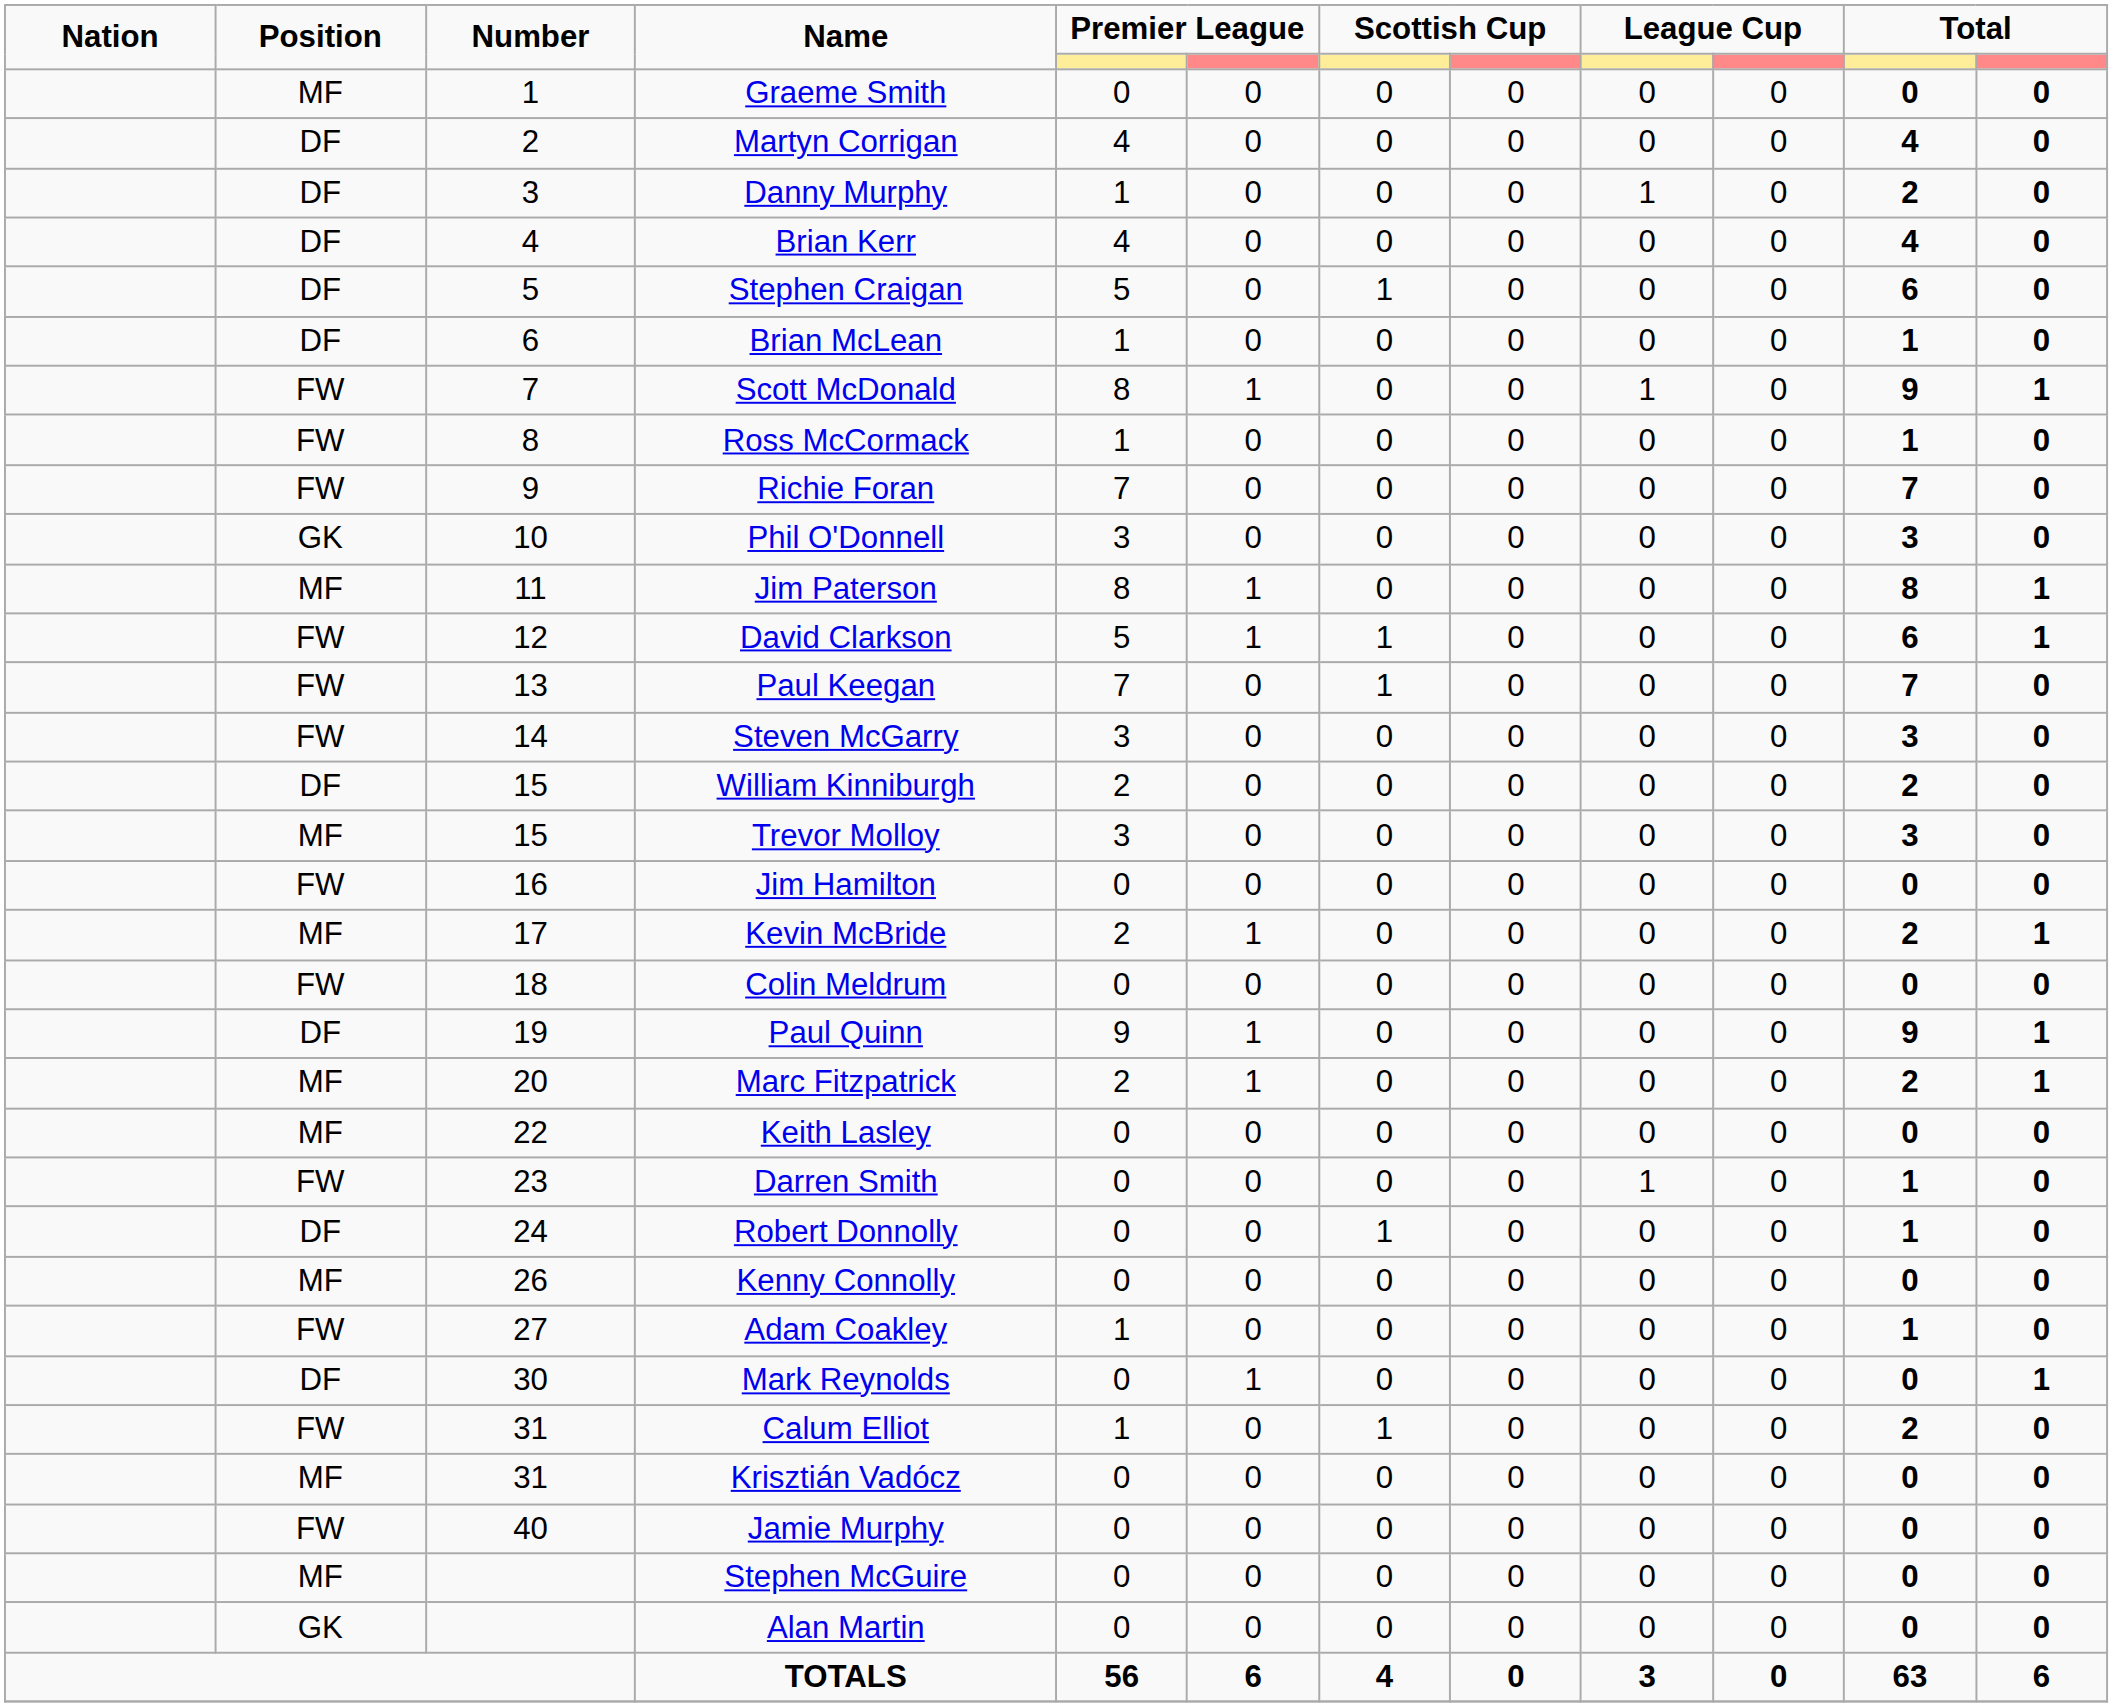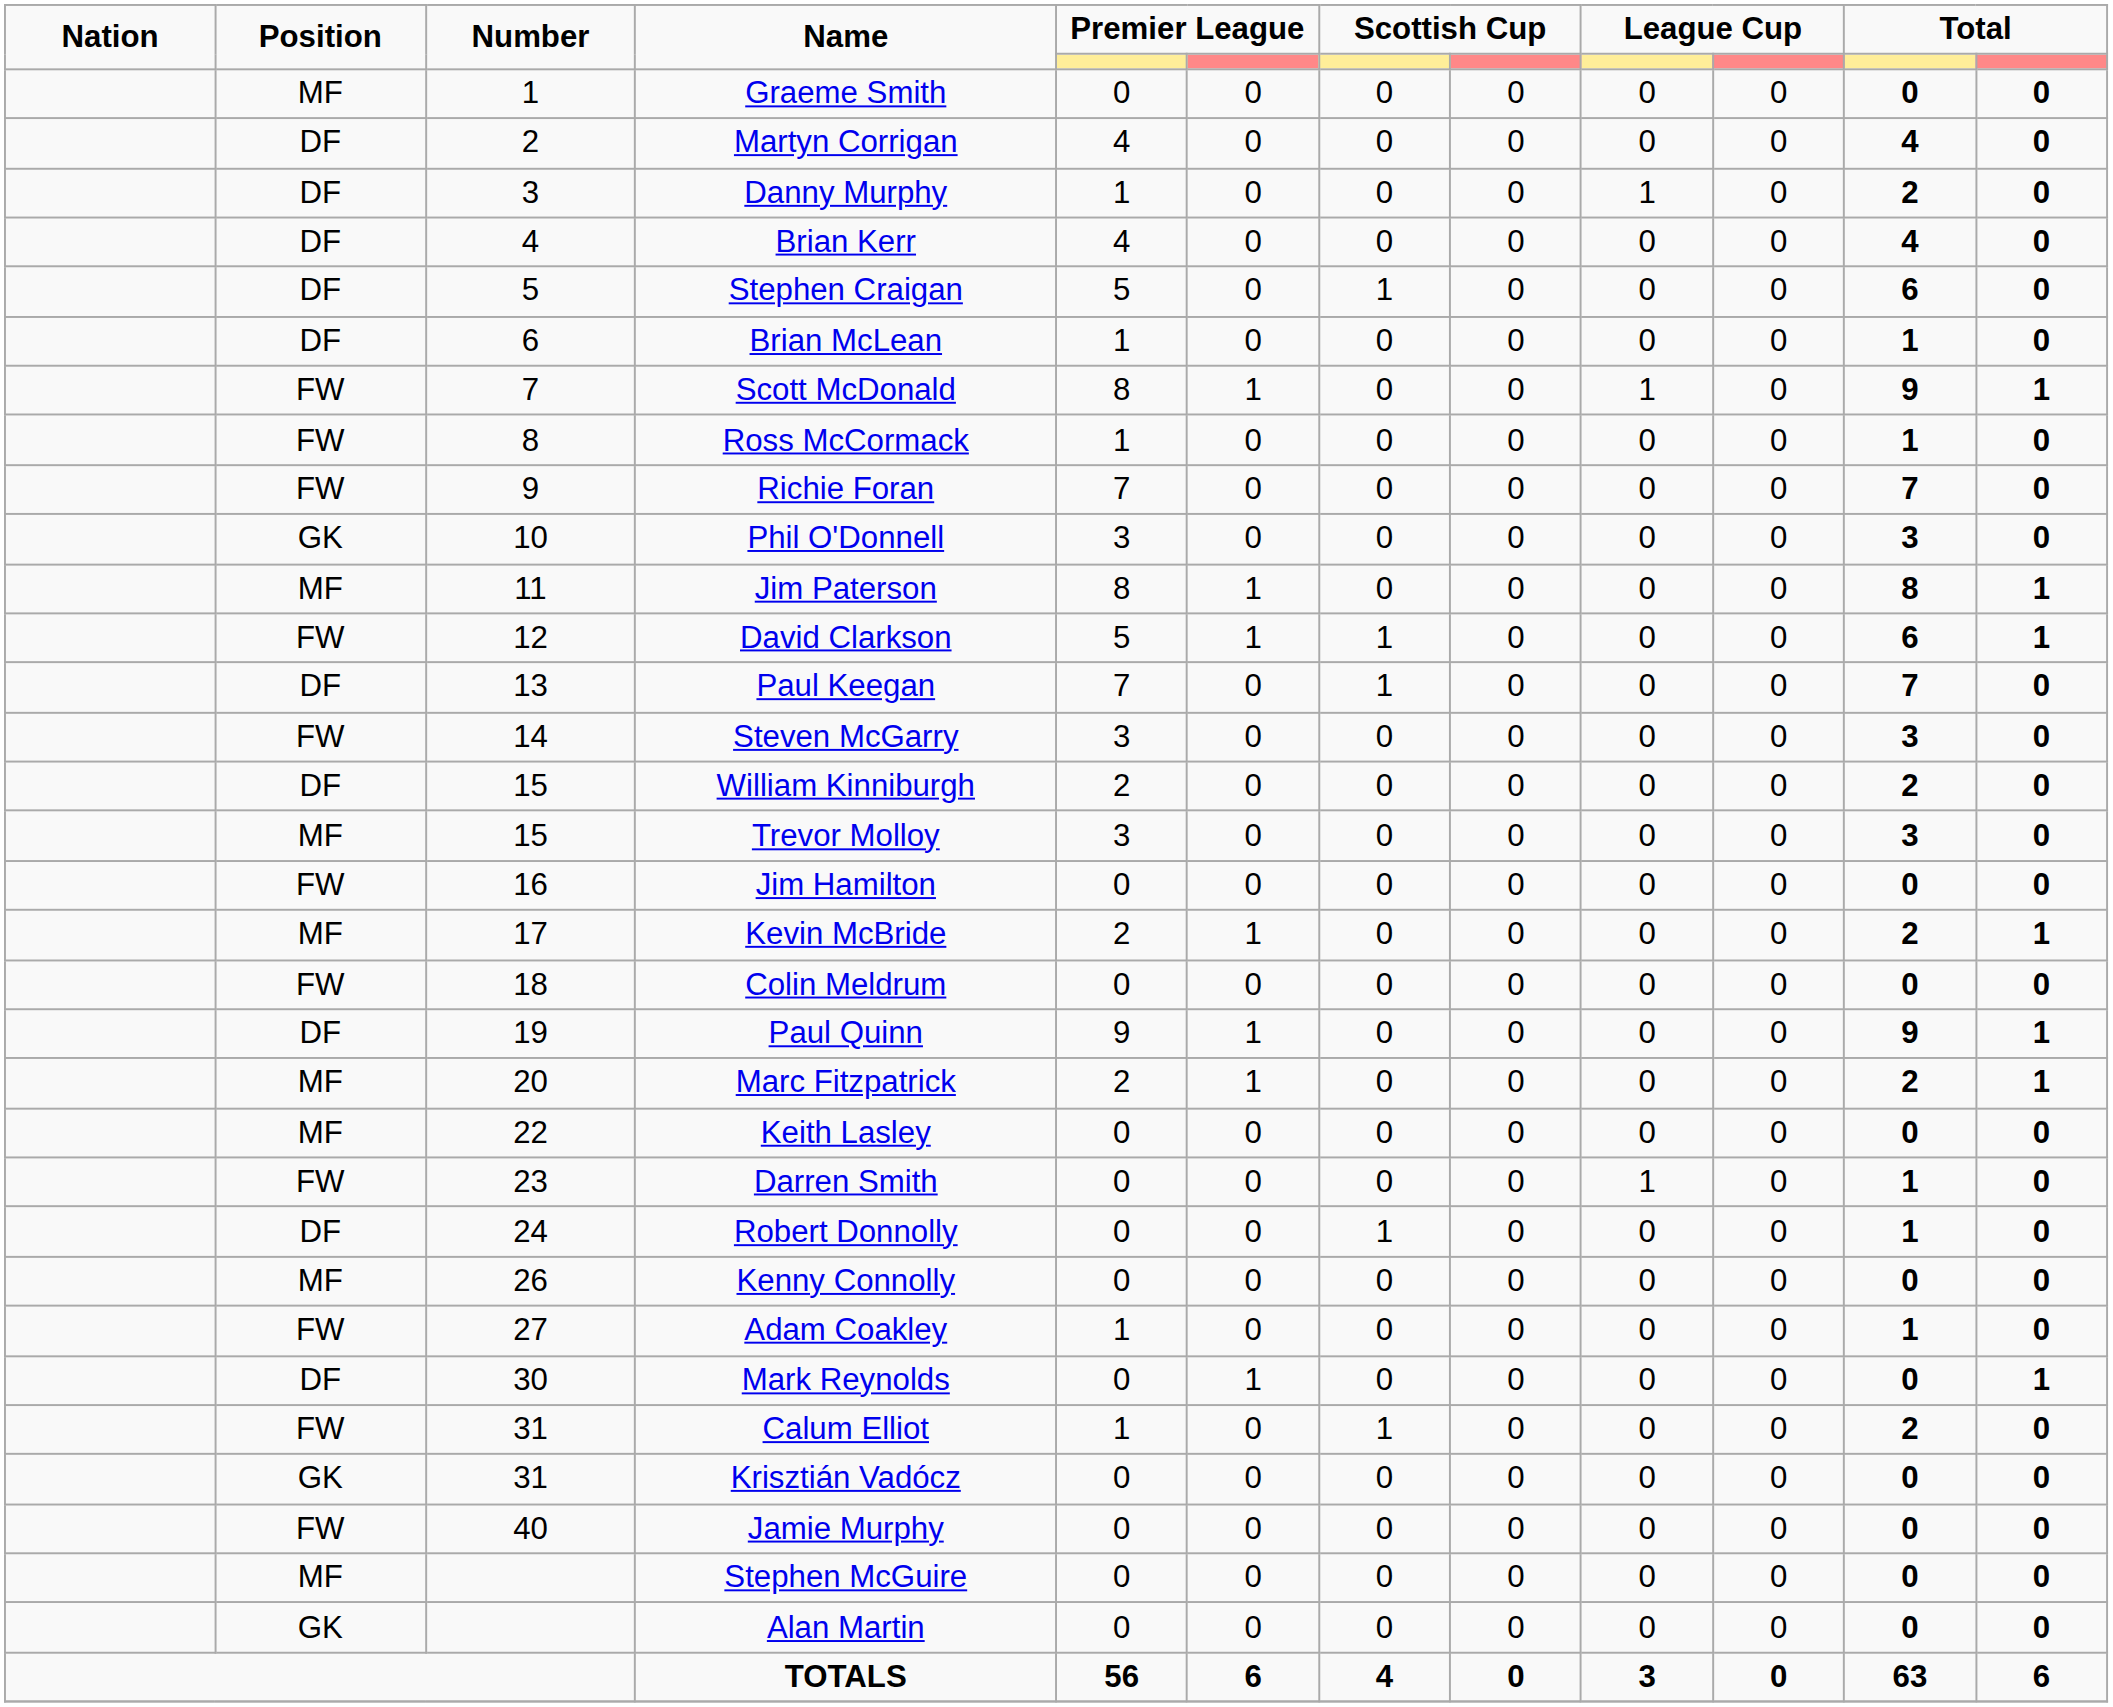(320, 686) FW -> (320, 686) DF
(320, 1478) MF -> (320, 1478) GK
